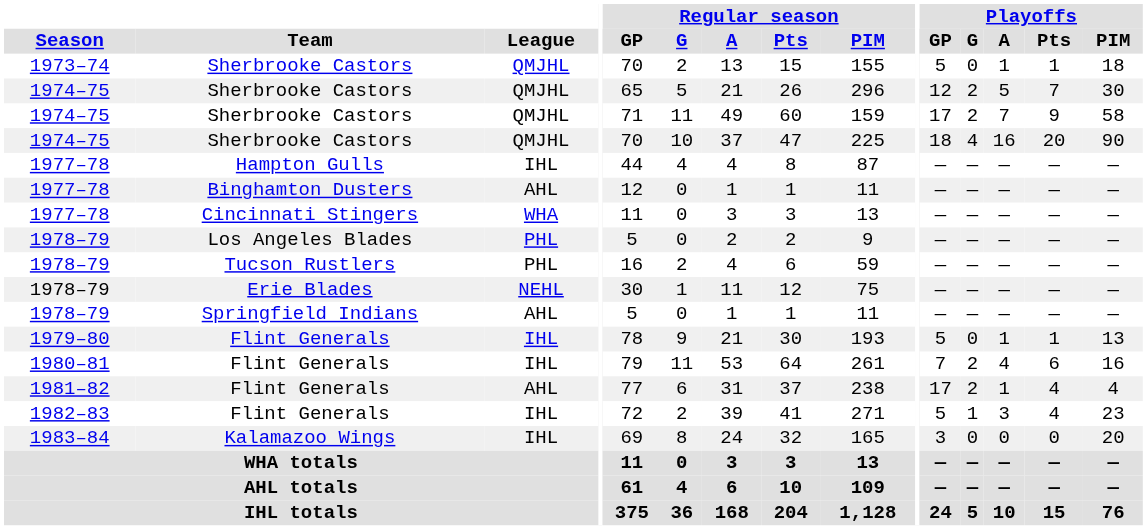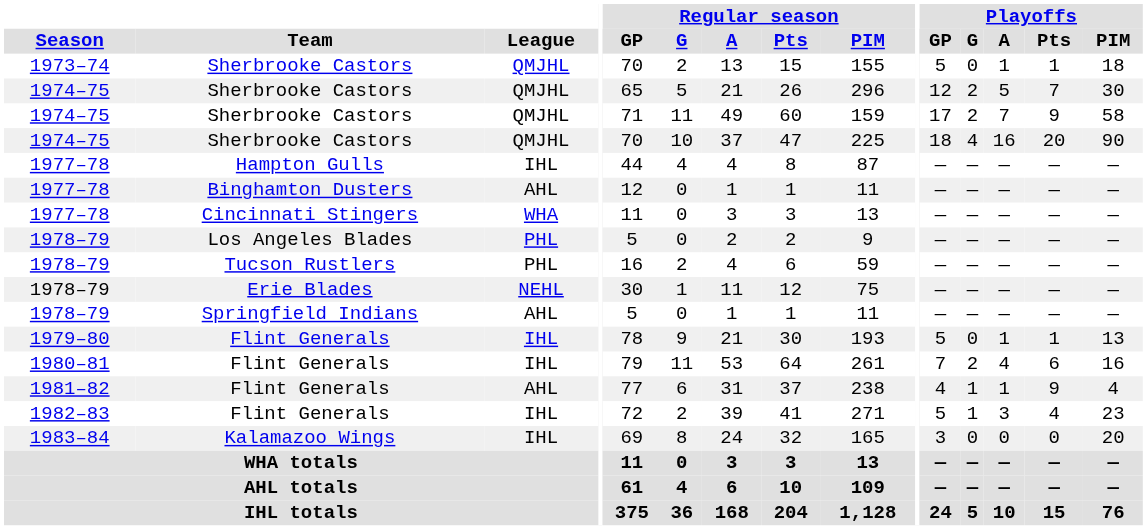(941, 389) 17 -> (941, 389) 4
(972, 389) 2 -> (972, 389) 1
(1054, 389) 4 -> (1054, 389) 9
